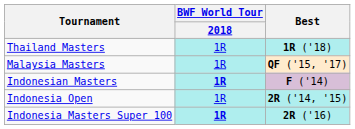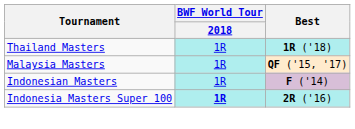(220, 81) bold -> (220, 81) normal
- row: (50, 98)
